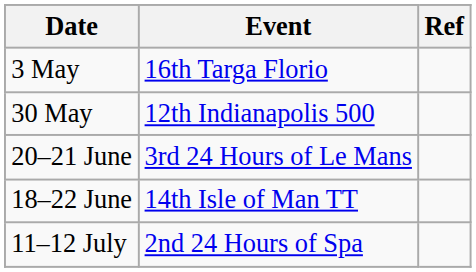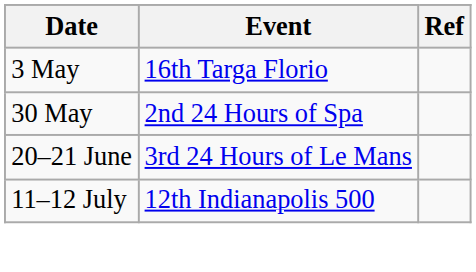(260, 112) 12th Indianapolis 500 -> (254, 112) 2nd 24 Hours of Spa
- row: (72, 199)
(254, 243) 2nd 24 Hours of Spa -> (260, 199) 12th Indianapolis 500
